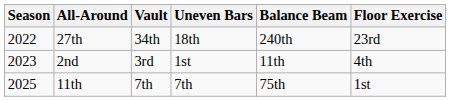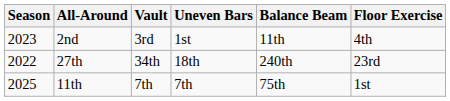rows swapped: (70, 38) <-> (68, 61)
